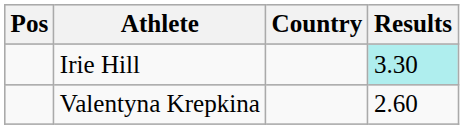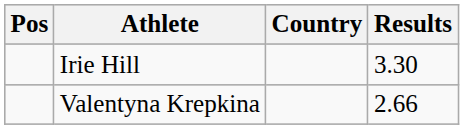(396, 64) paleturquoise background -> (396, 64) no background
(396, 104) 2.60 -> (396, 104) 2.66
